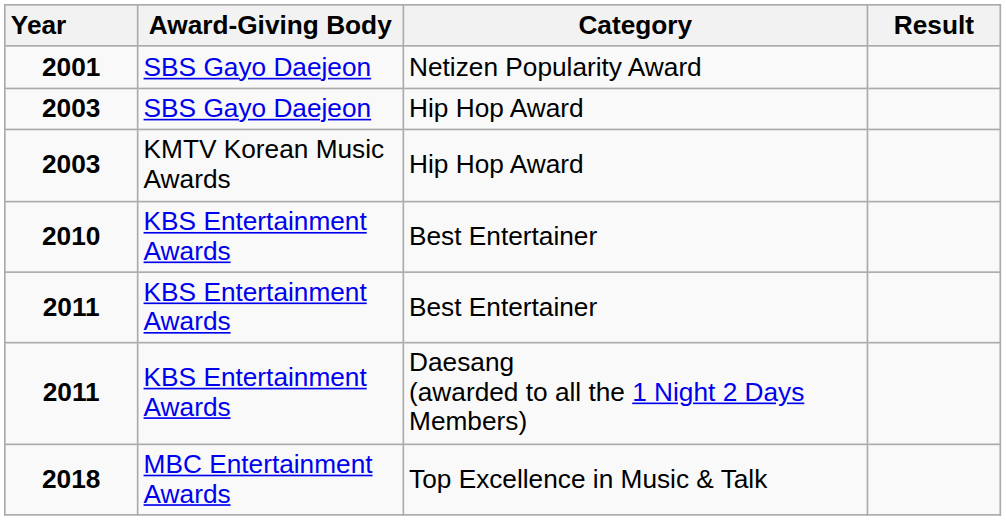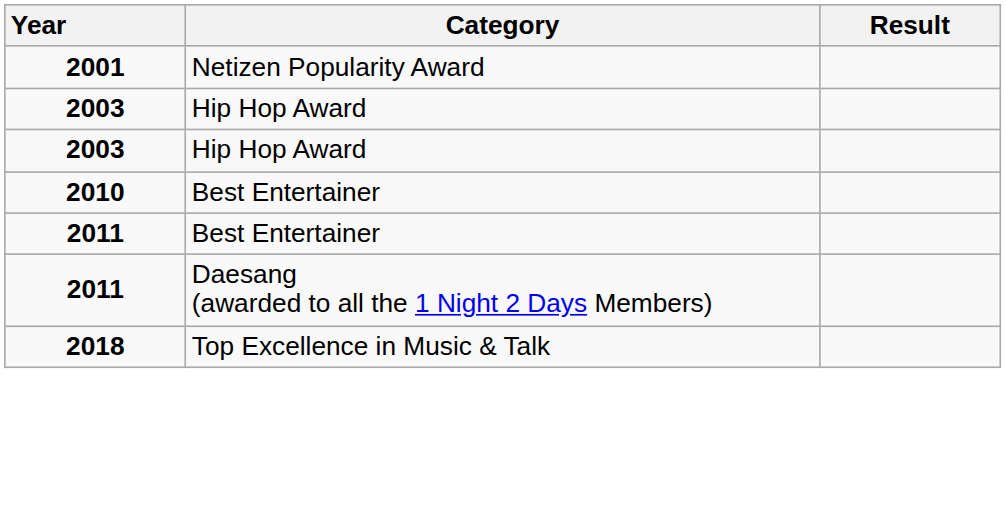- column: (270, 25)
